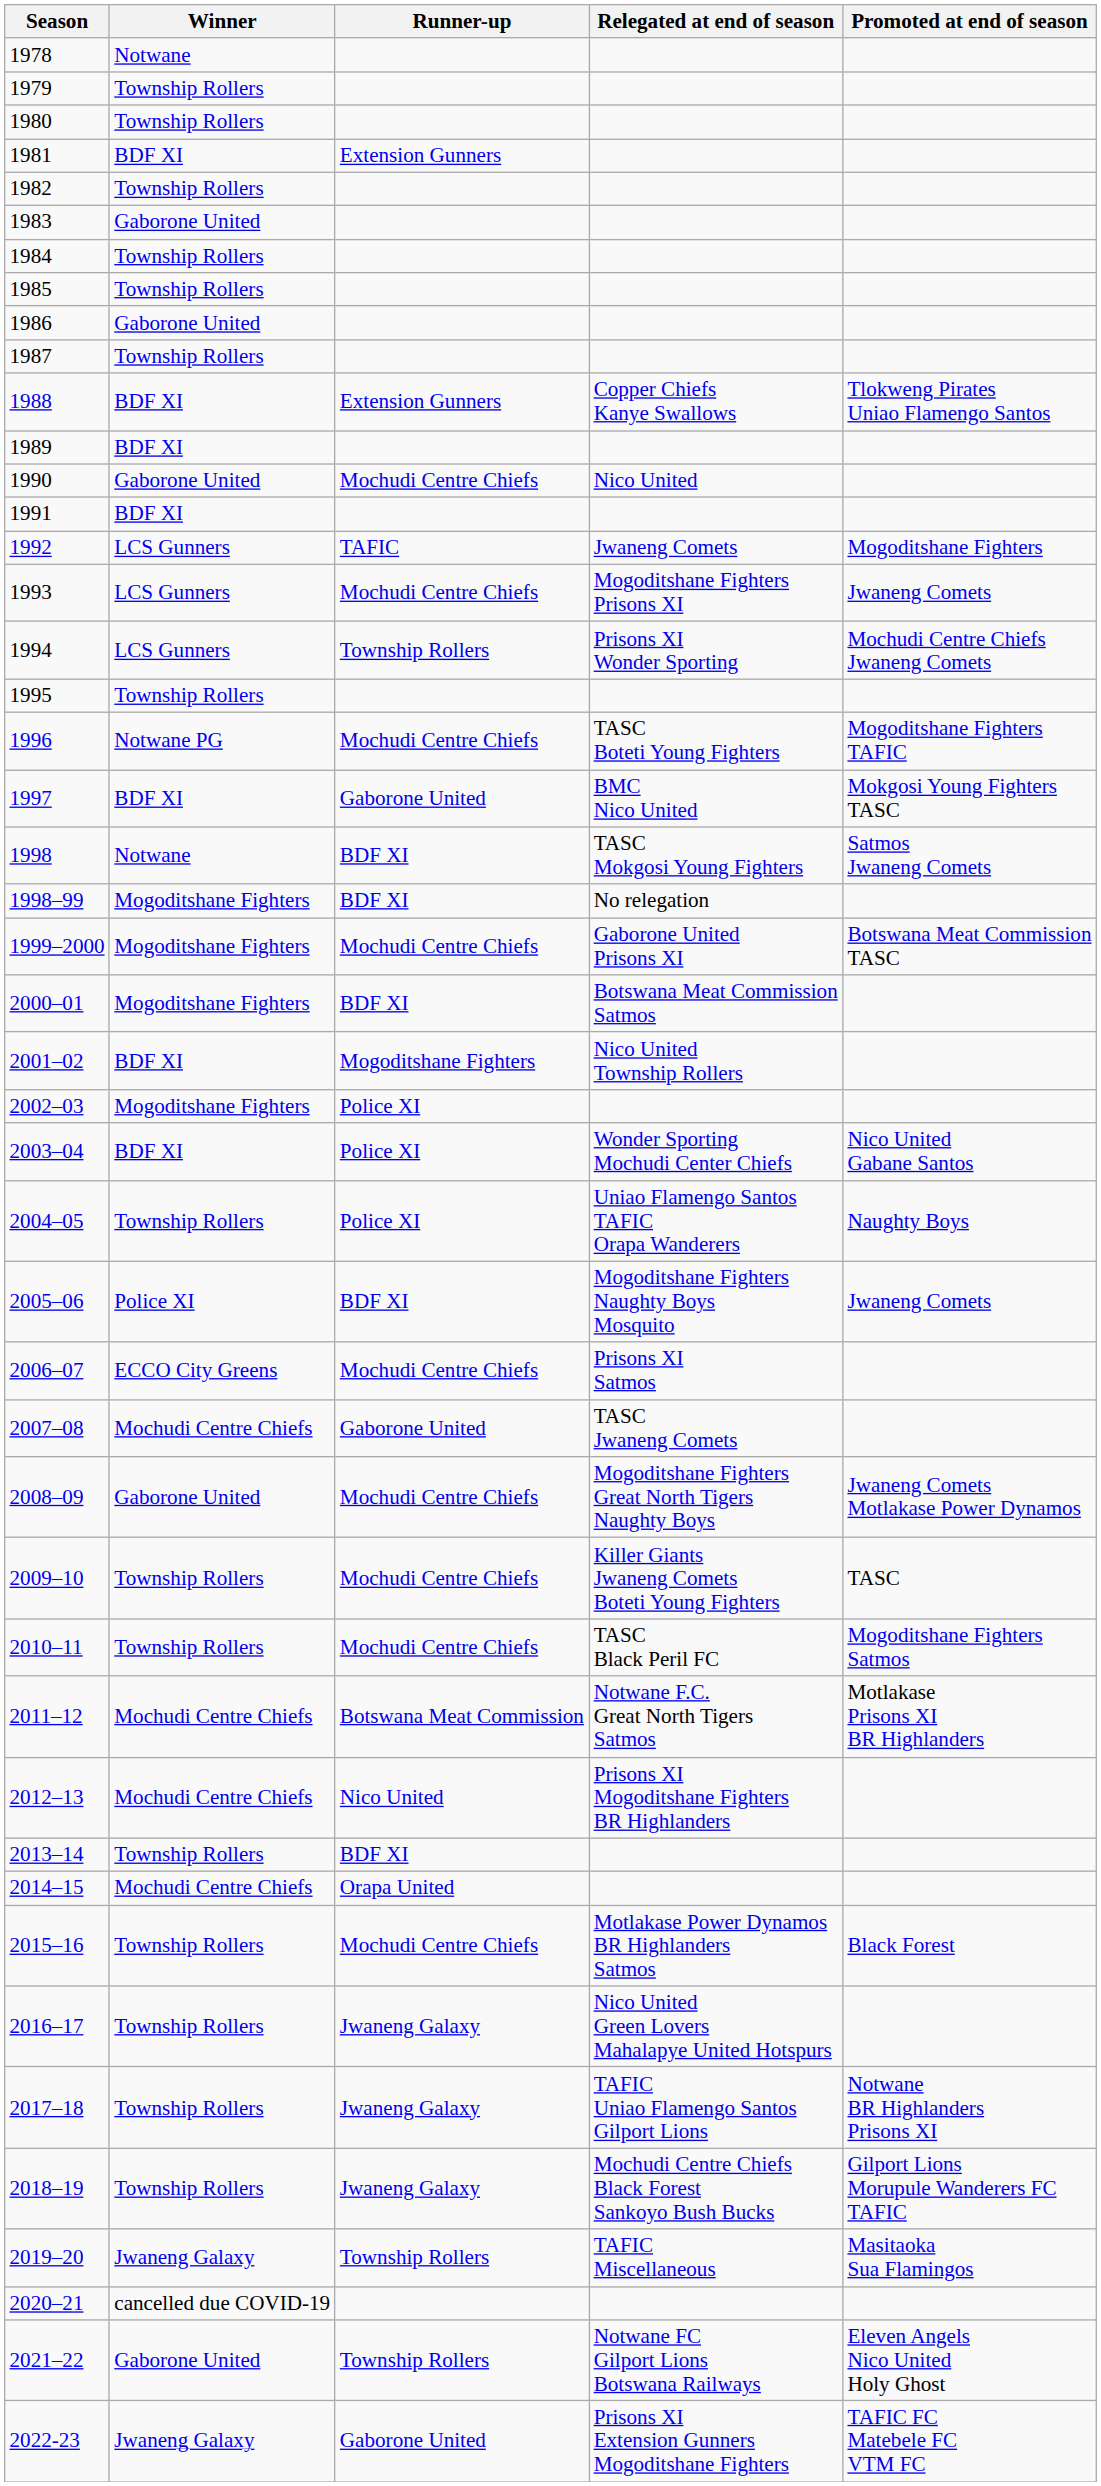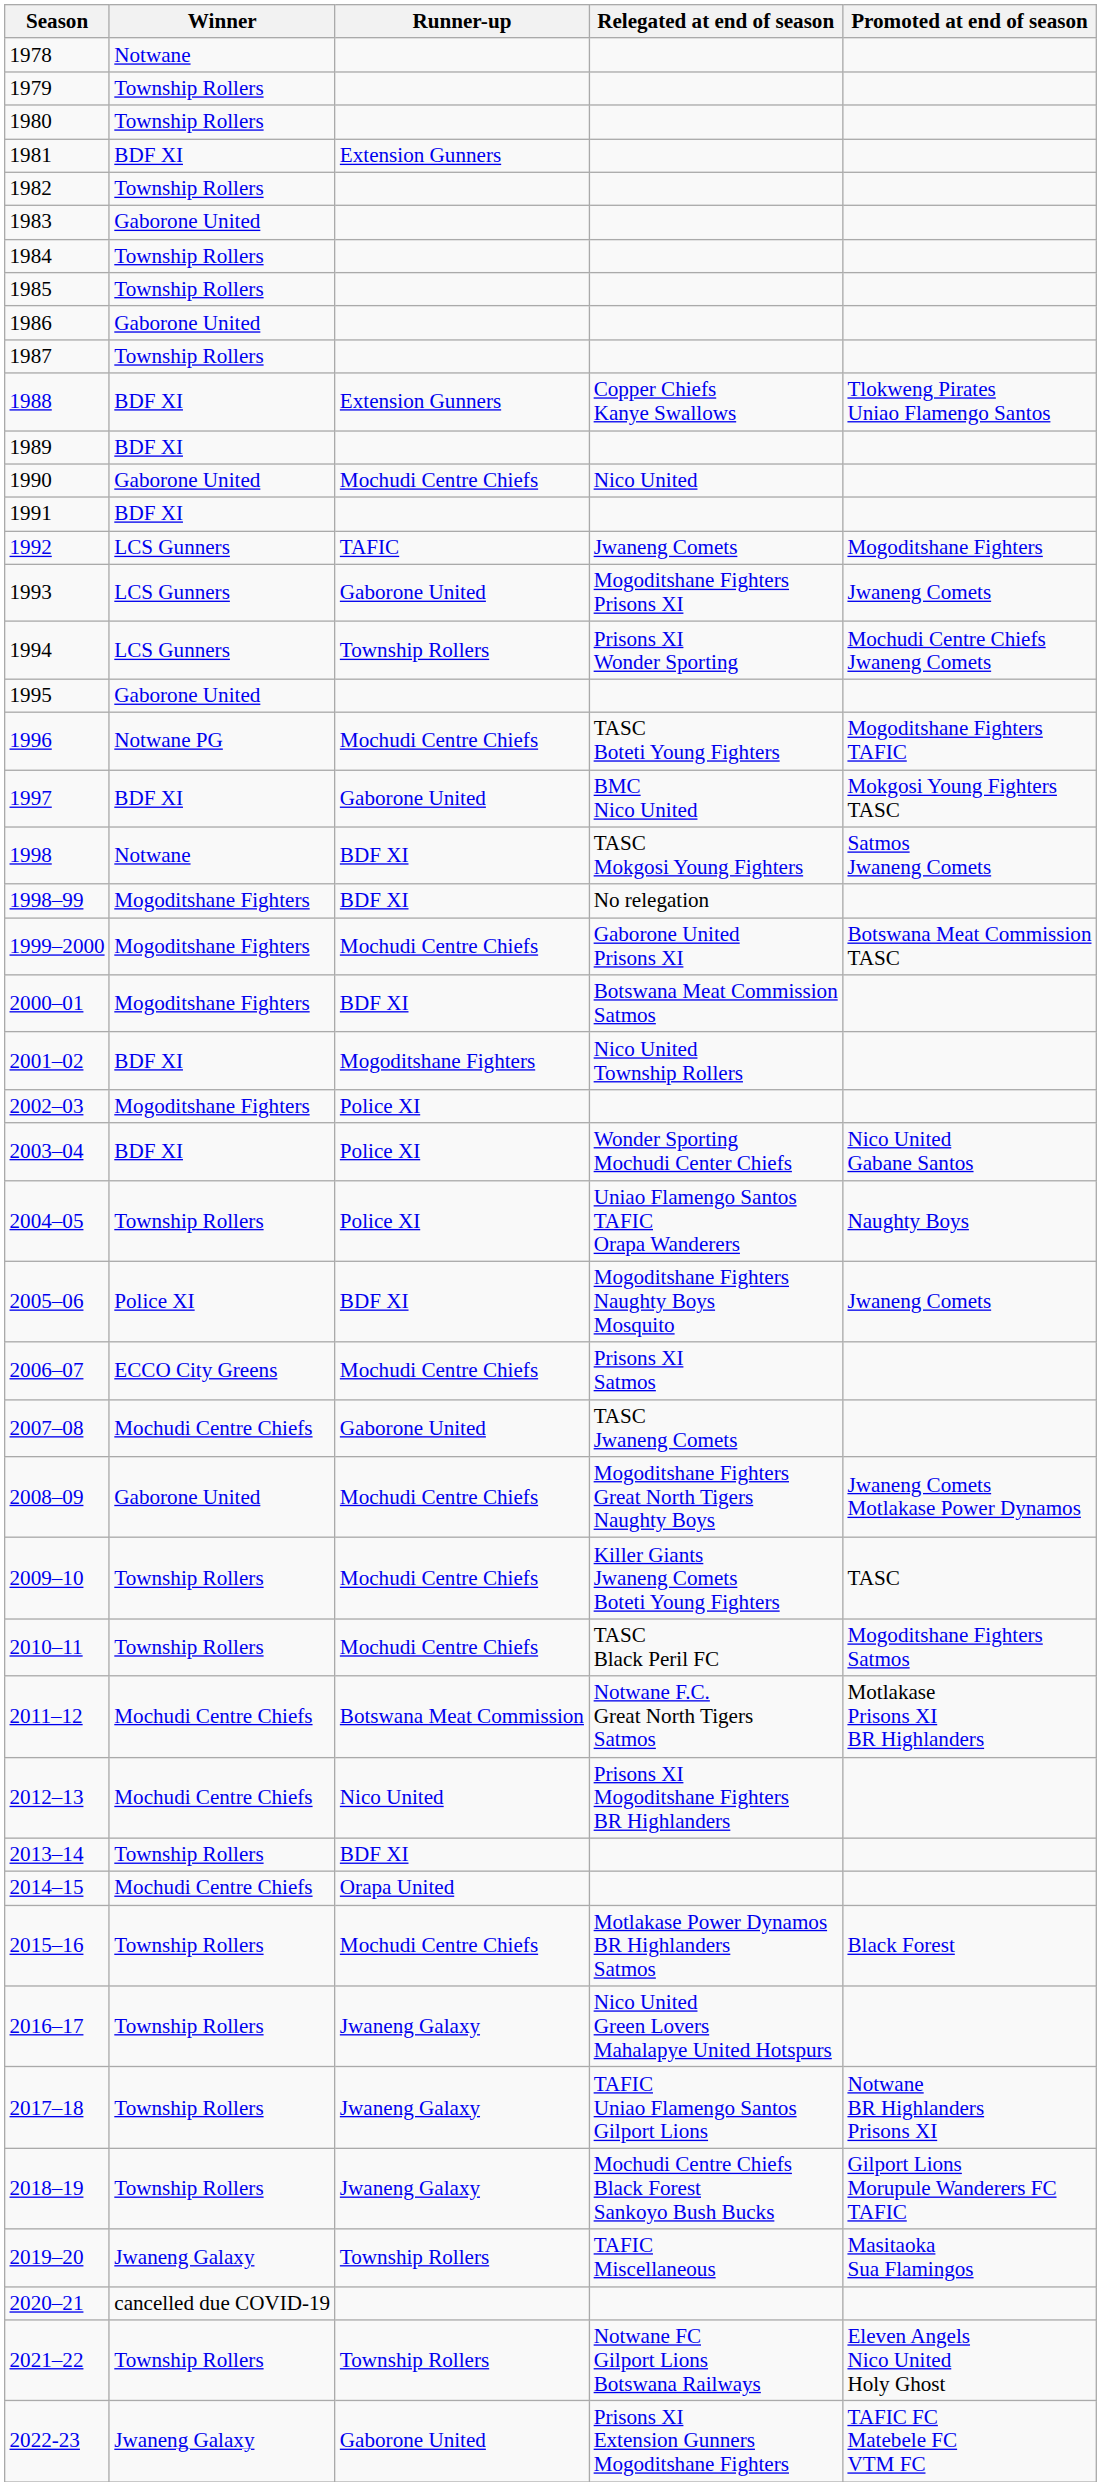(439, 592) Mochudi Centre Chiefs -> (413, 592) Gaborone United
(189, 695) Township Rollers -> (187, 695) Gaborone United
(187, 2360) Gaborone United -> (189, 2360) Township Rollers
